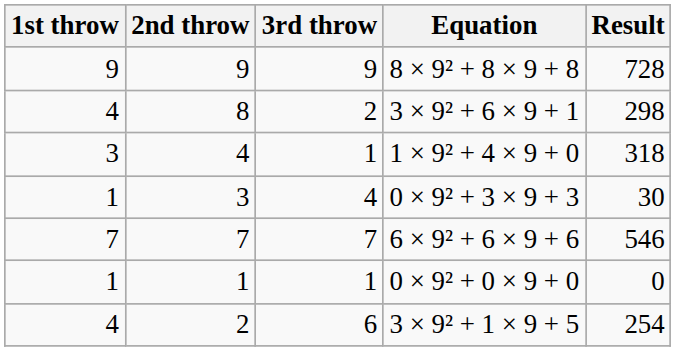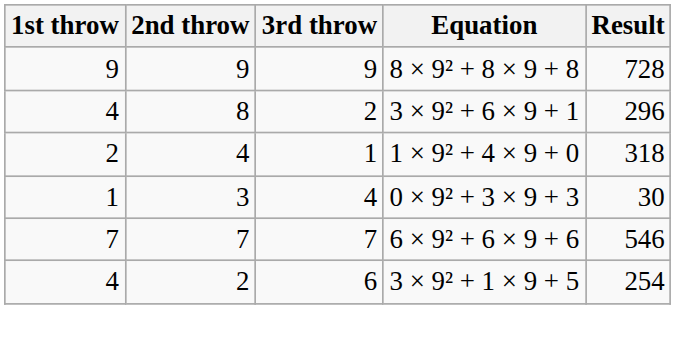(645, 111) 298 -> (645, 111) 296
(112, 153) 3 -> (112, 153) 2
- row: (484, 281)
